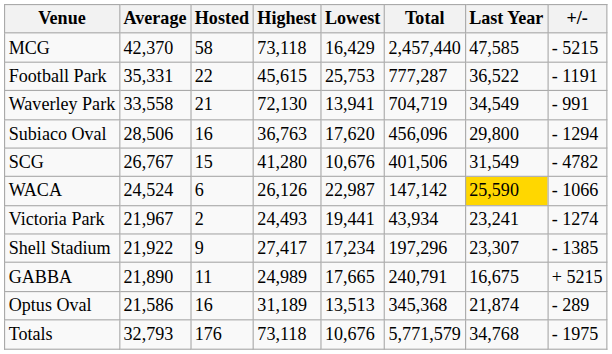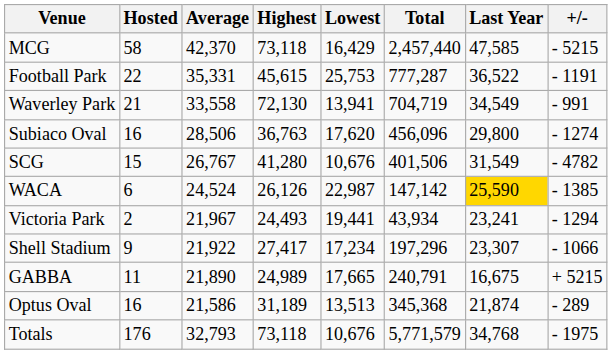columns swapped: (222, 18) <-> (155, 18)
(575, 133) - 1294 -> (575, 133) - 1274
(575, 190) - 1066 -> (575, 190) - 1385
(575, 219) - 1274 -> (575, 219) - 1294
(575, 248) - 1385 -> (575, 248) - 1066
